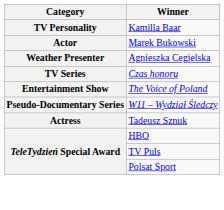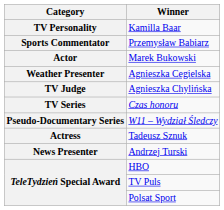+ row: (169, 43)
+ row: (170, 89)
- row: (168, 89)
+ row: (158, 151)
